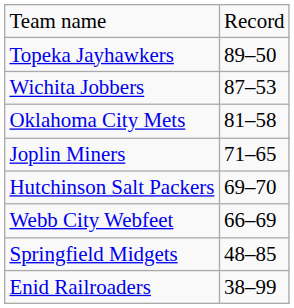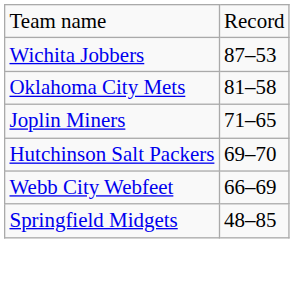- row: (92, 54)
- row: (80, 287)
